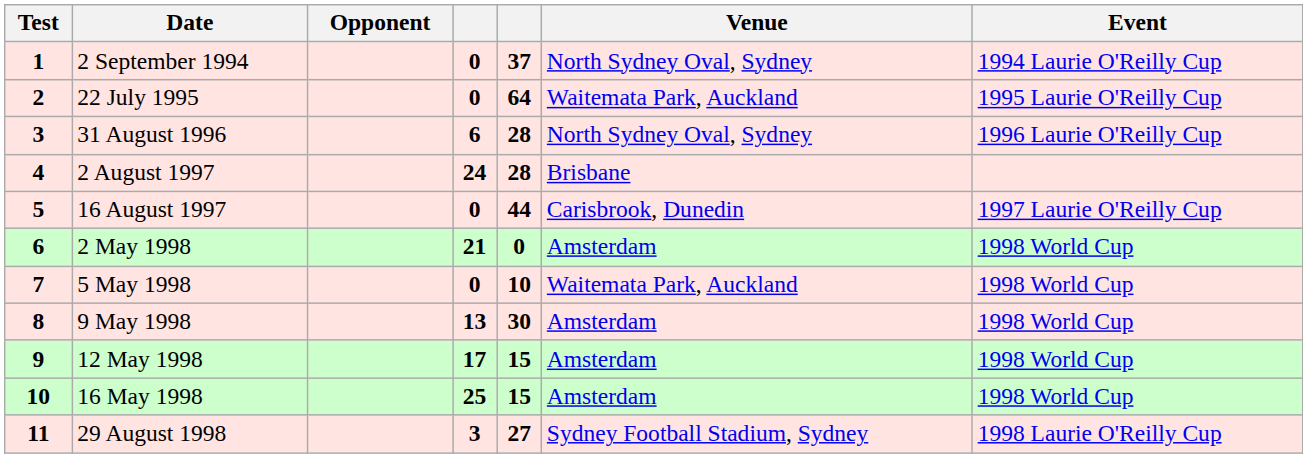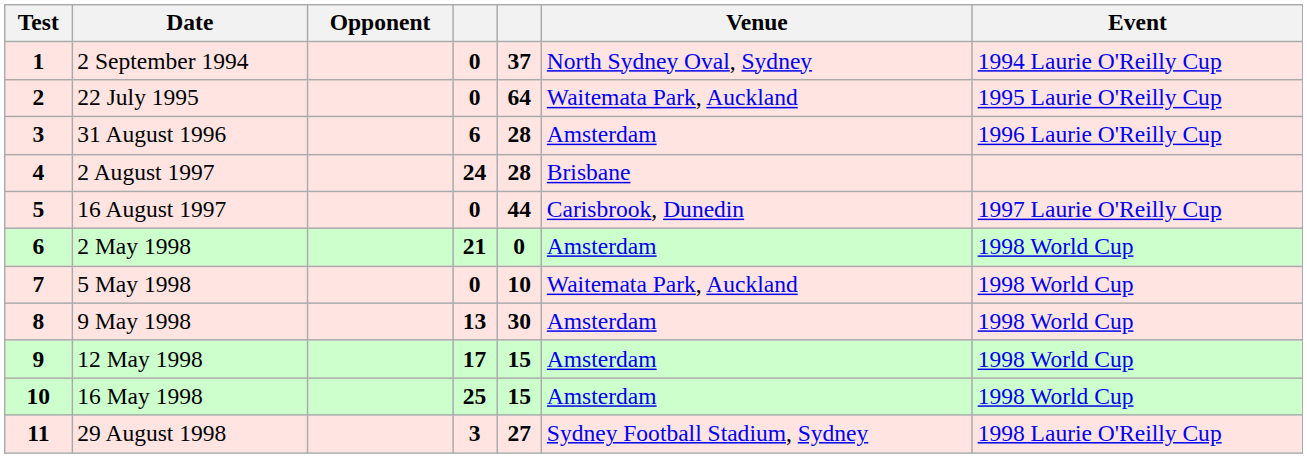(679, 135) North Sydney Oval, Sydney -> (602, 135) Amsterdam
